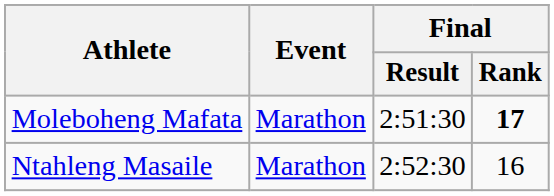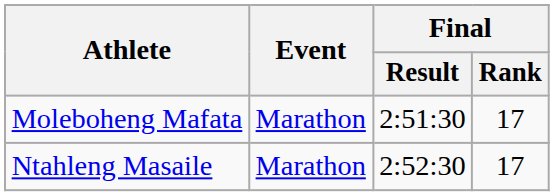(510, 119) bold -> (510, 119) normal
(510, 166) 16 -> (510, 166) 17
